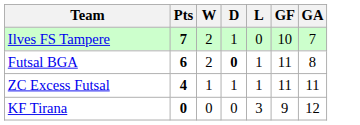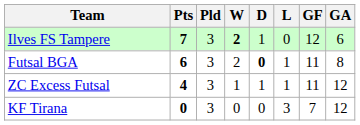+ column: (210, 16)
(209, 39) normal -> (237, 39) bold
(285, 39) 10 -> (312, 39) 12
(312, 39) 7 -> (340, 39) 6
(312, 85) 11 -> (340, 85) 12
(285, 108) 9 -> (312, 108) 7
